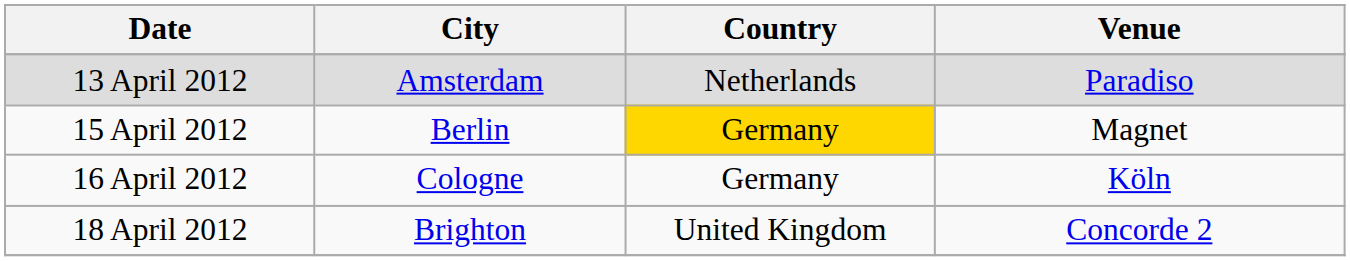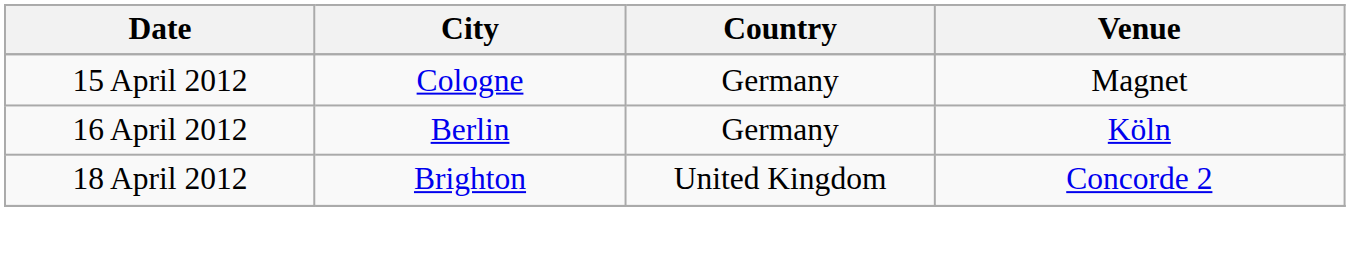- row: (160, 79)
(470, 129) Berlin -> (470, 79) Cologne
(780, 129) gold background -> (780, 79) no background
(470, 179) Cologne -> (470, 129) Berlin
